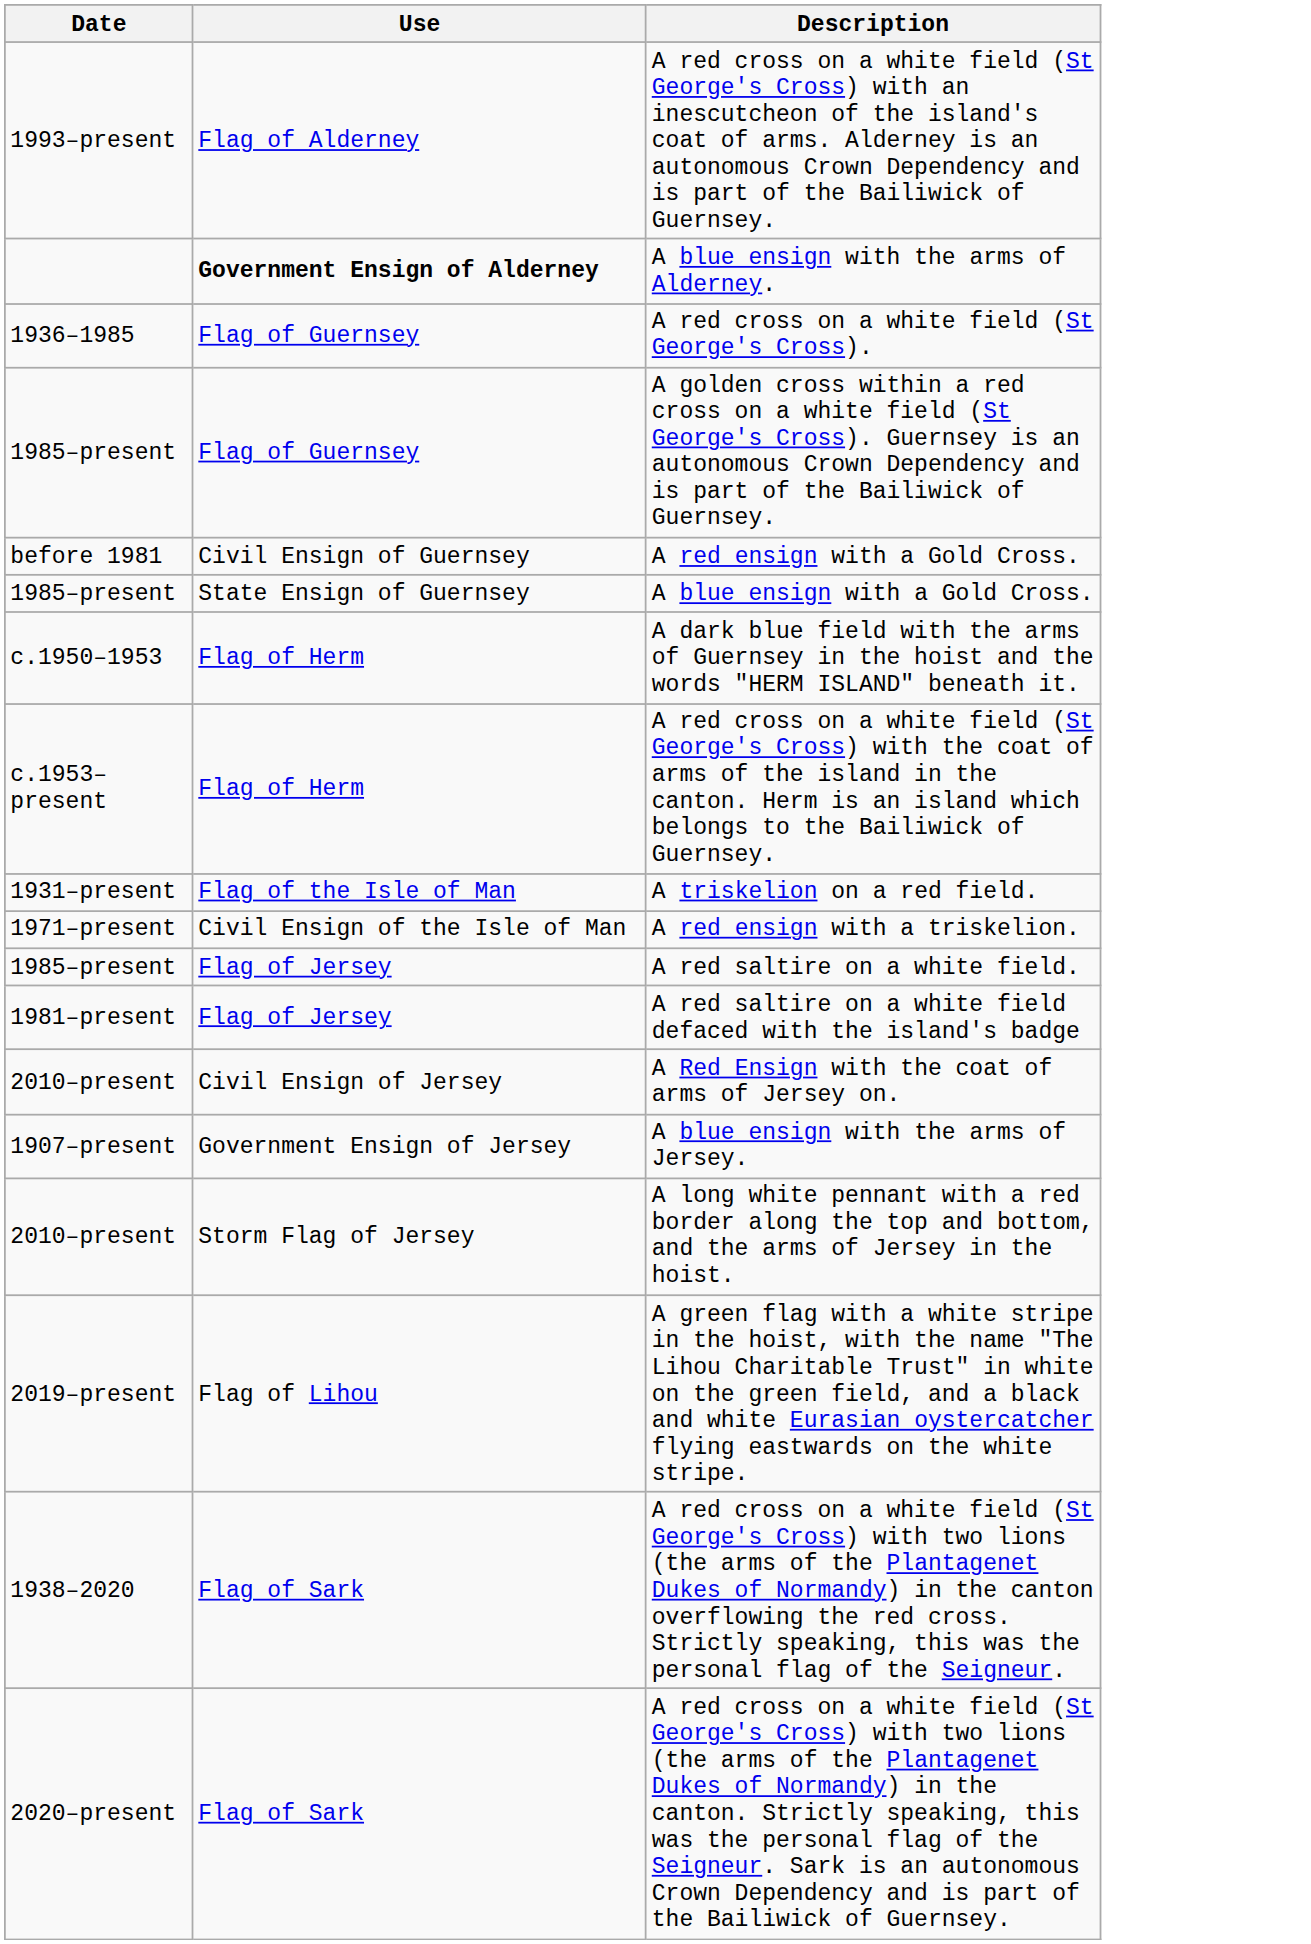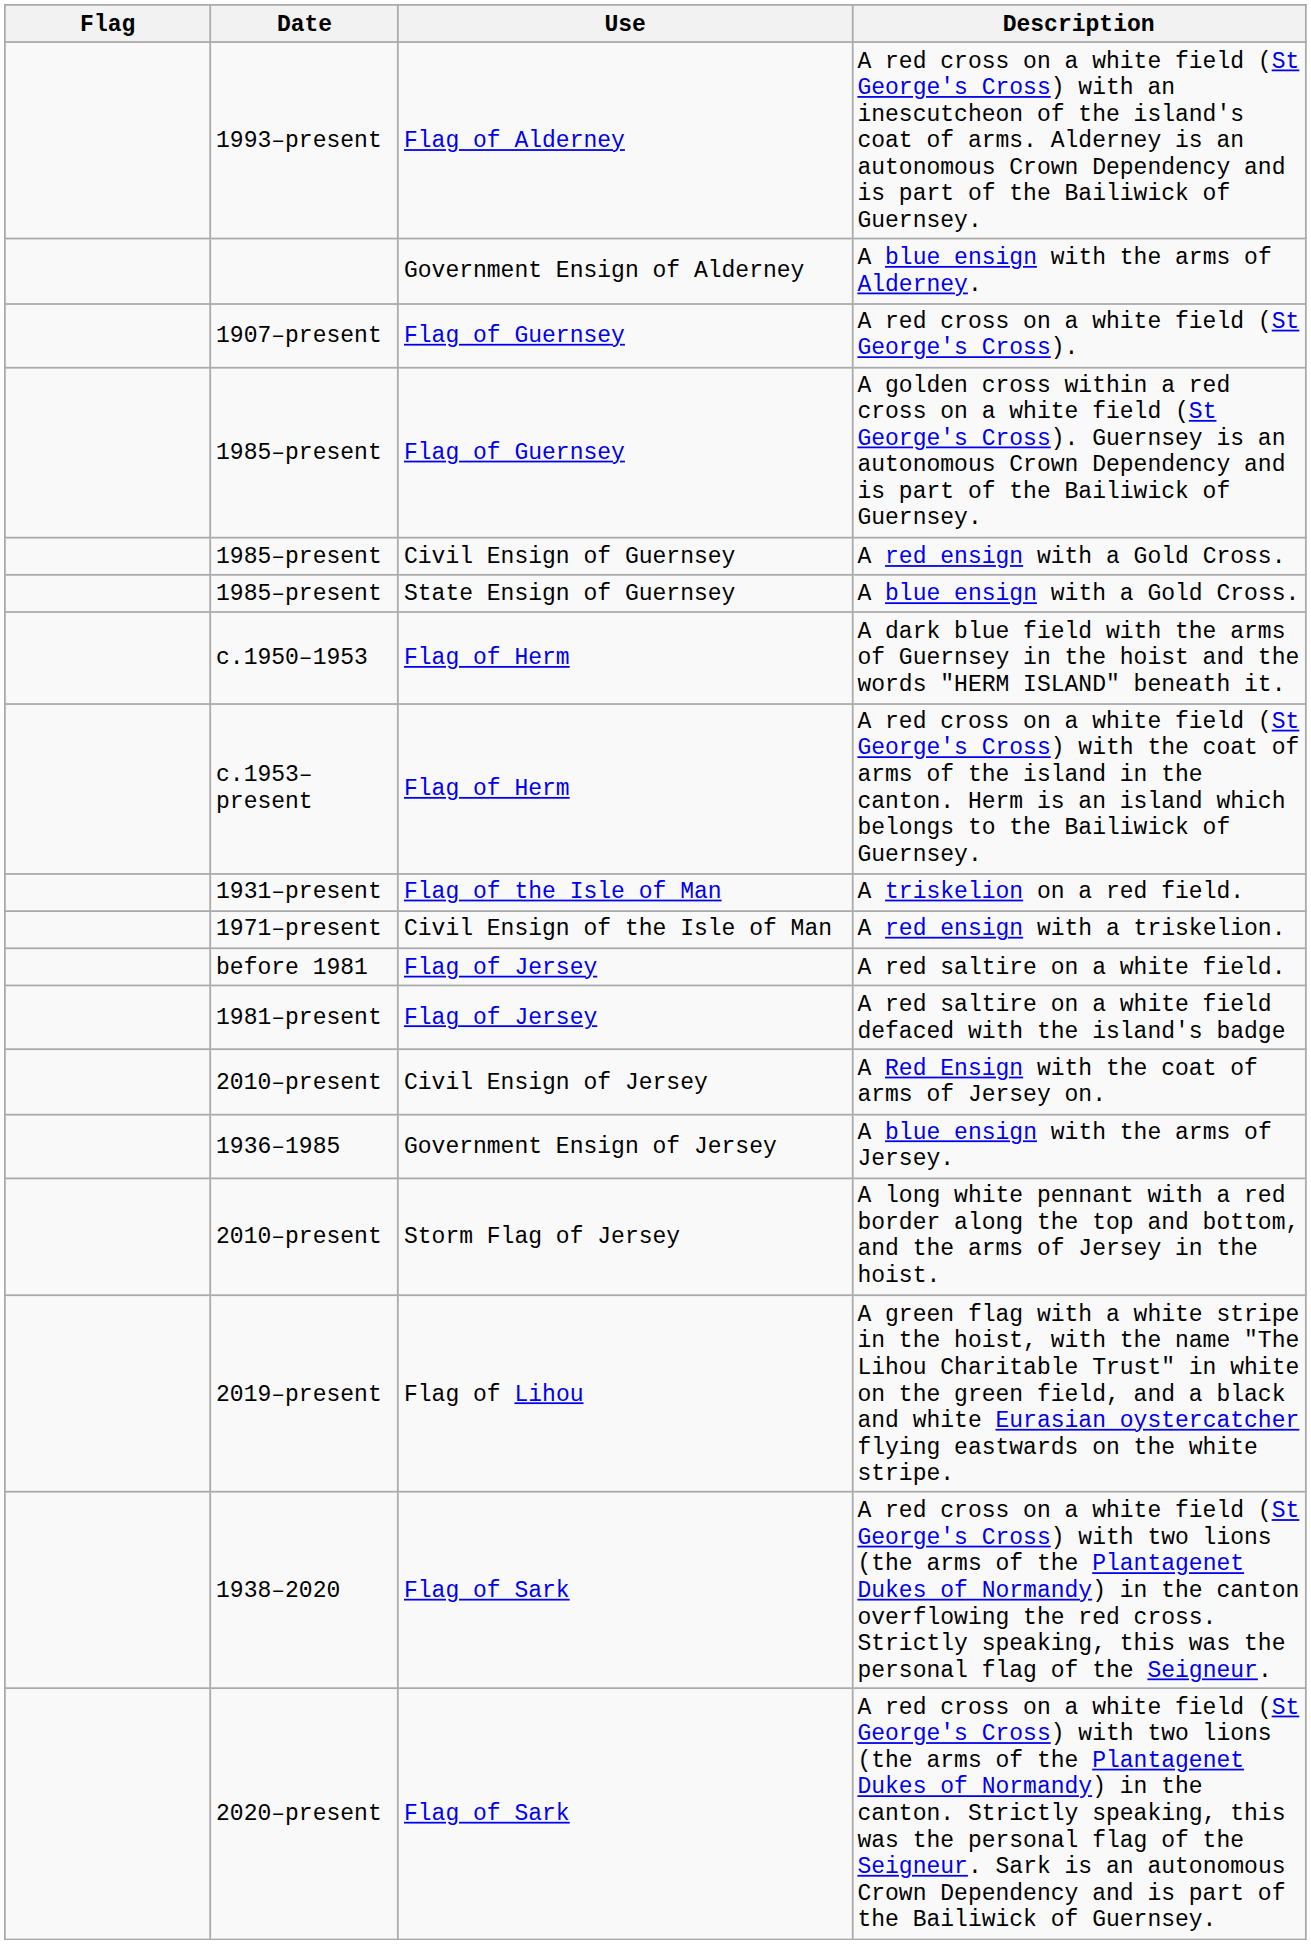+ column: (108, 24)
(399, 271) bold -> (604, 271) normal
(73, 335) 1936–1985 -> (299, 335) 1907–present
(86, 556) before 1981 -> (299, 556) 1985–present
(93, 967) 1985–present -> (292, 967) before 1981
(93, 1146) 1907–present -> (278, 1146) 1936–1985
